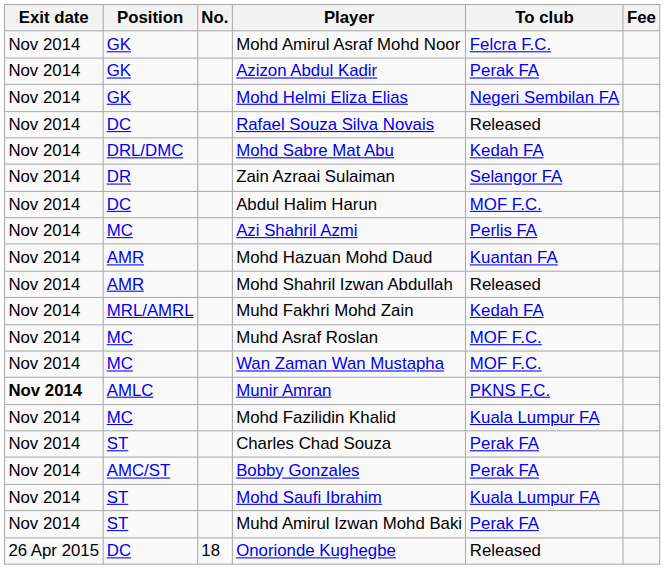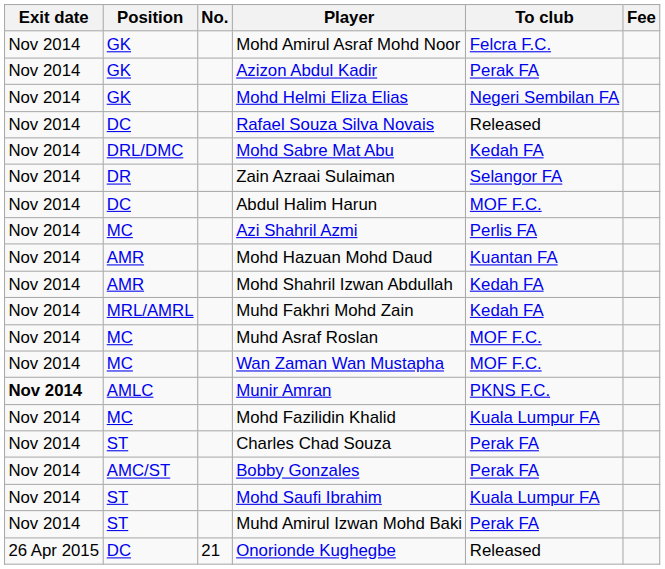(505, 284) Released -> (507, 284) Kedah FA
(211, 550) 18 -> (211, 550) 21
